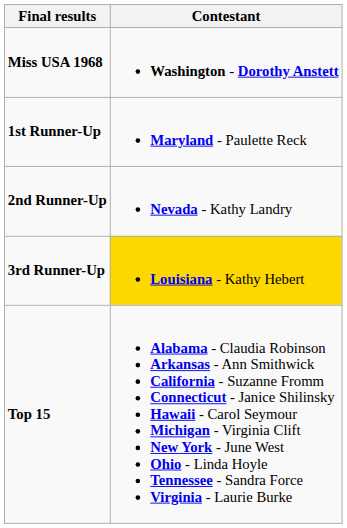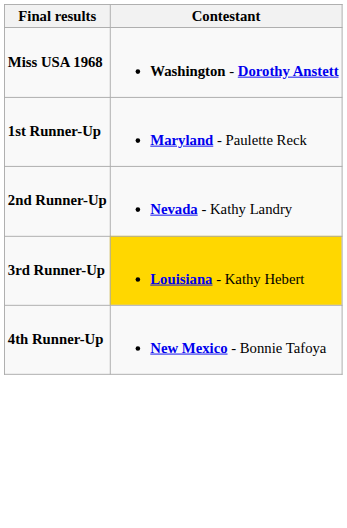+ row: (56, 339)
- row: (29, 414)
